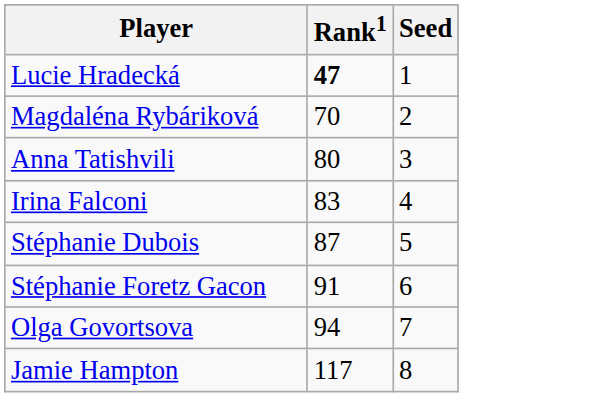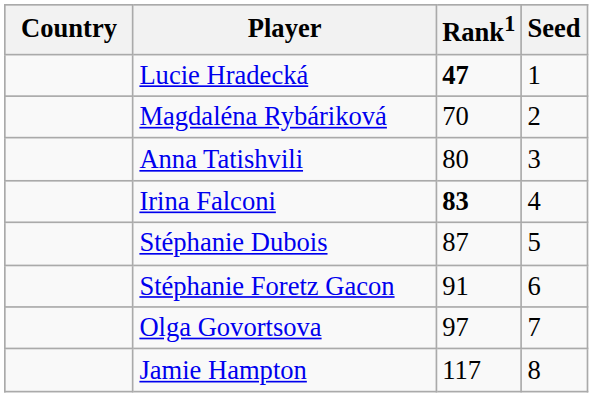+ column: (69, 29)
(327, 201) normal -> (455, 201) bold
(327, 327) 94 -> (455, 327) 97
